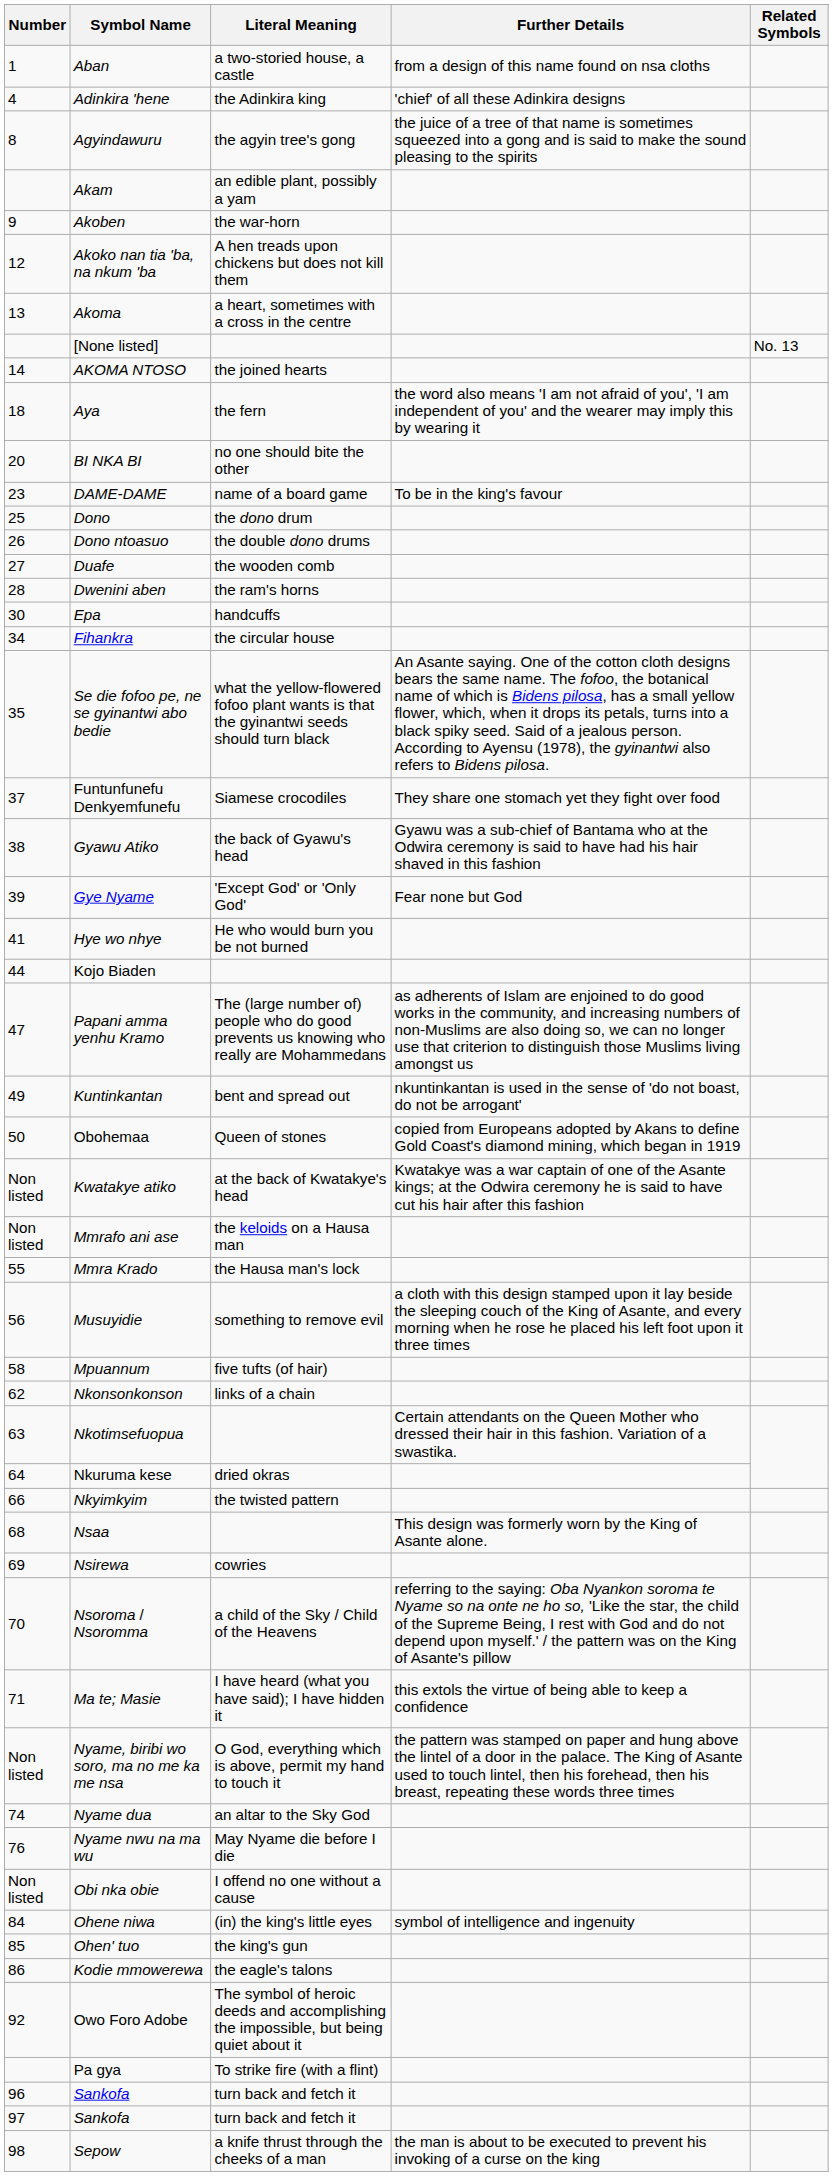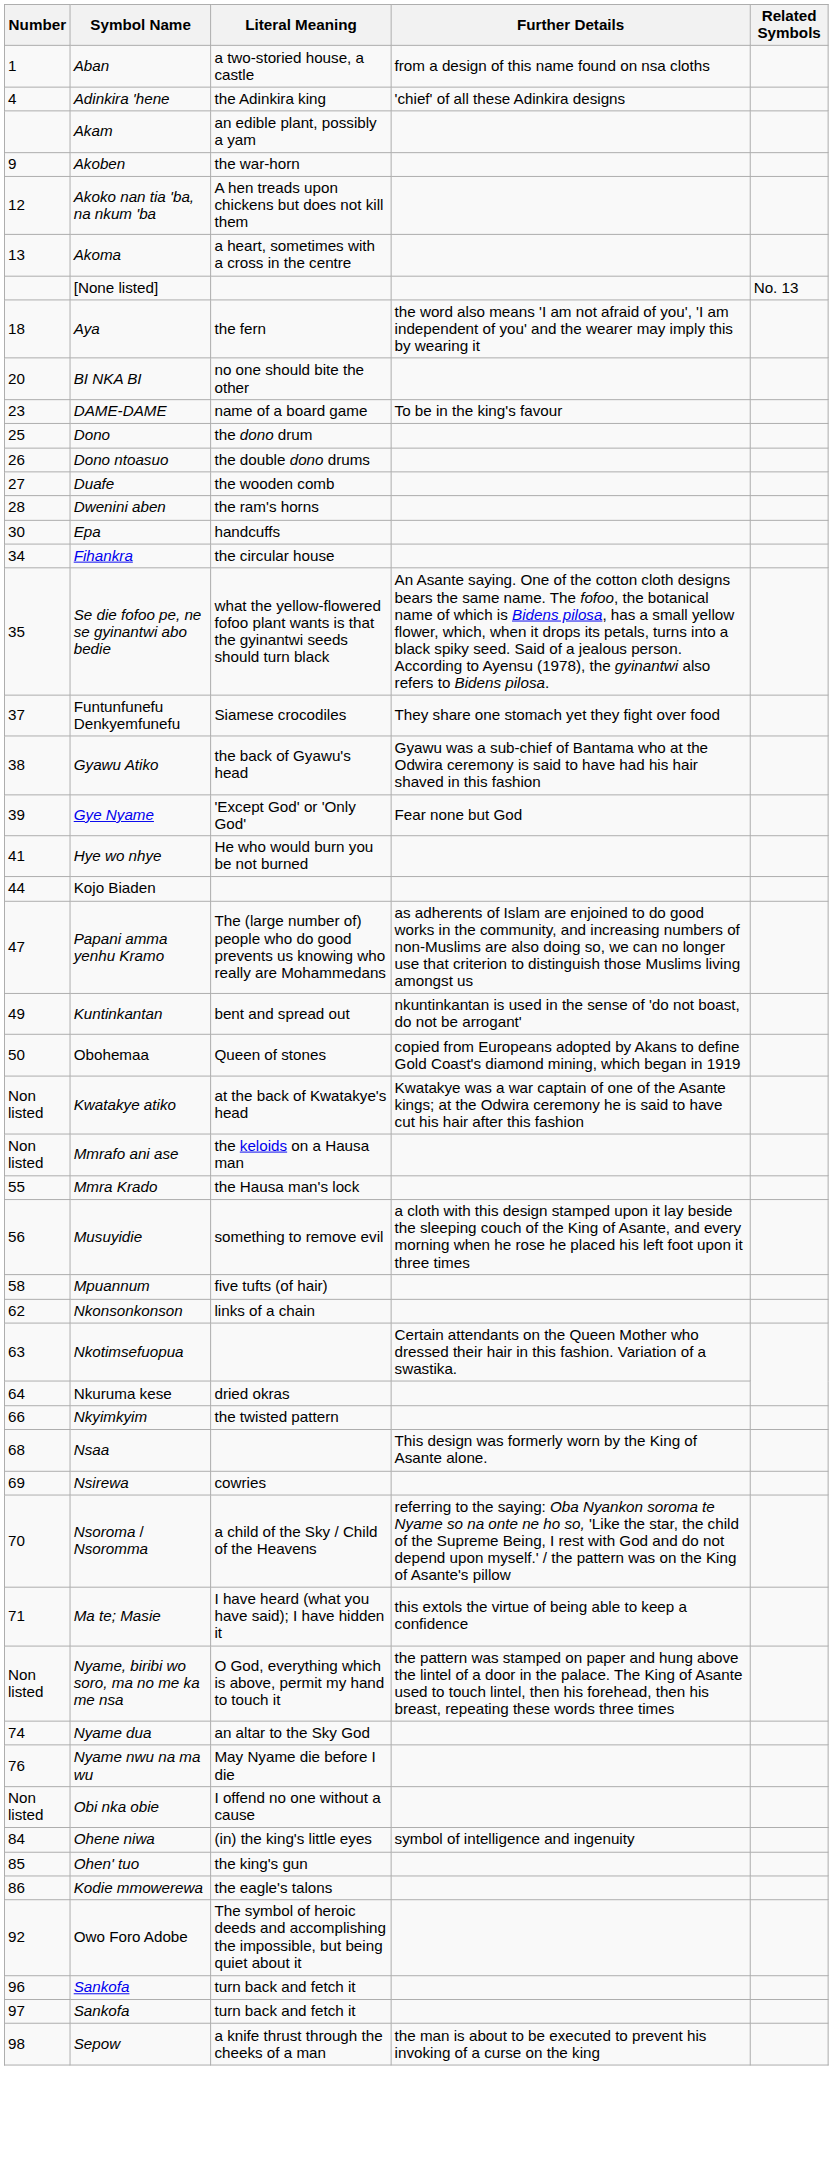- row: (12, 140)
- row: (16, 370)
- row: (37, 2070)
